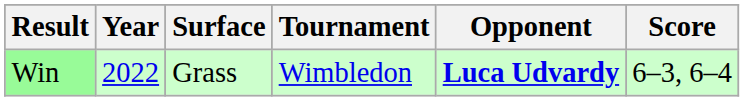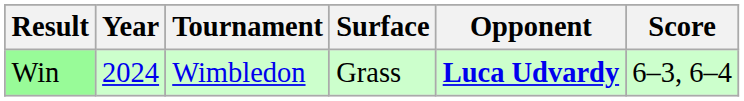columns swapped: (354, 27) <-> (219, 27)
(131, 72) 2022 -> (131, 72) 2024
